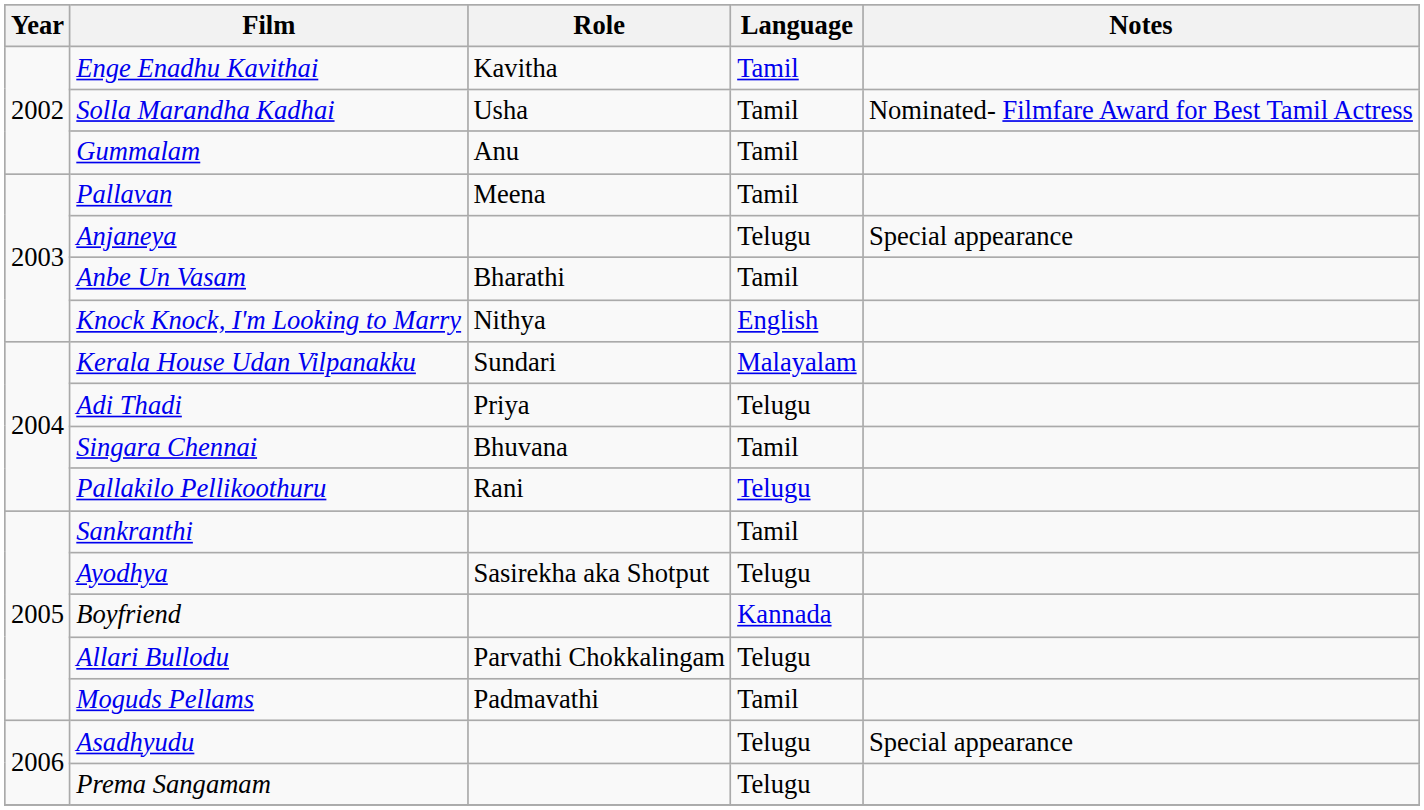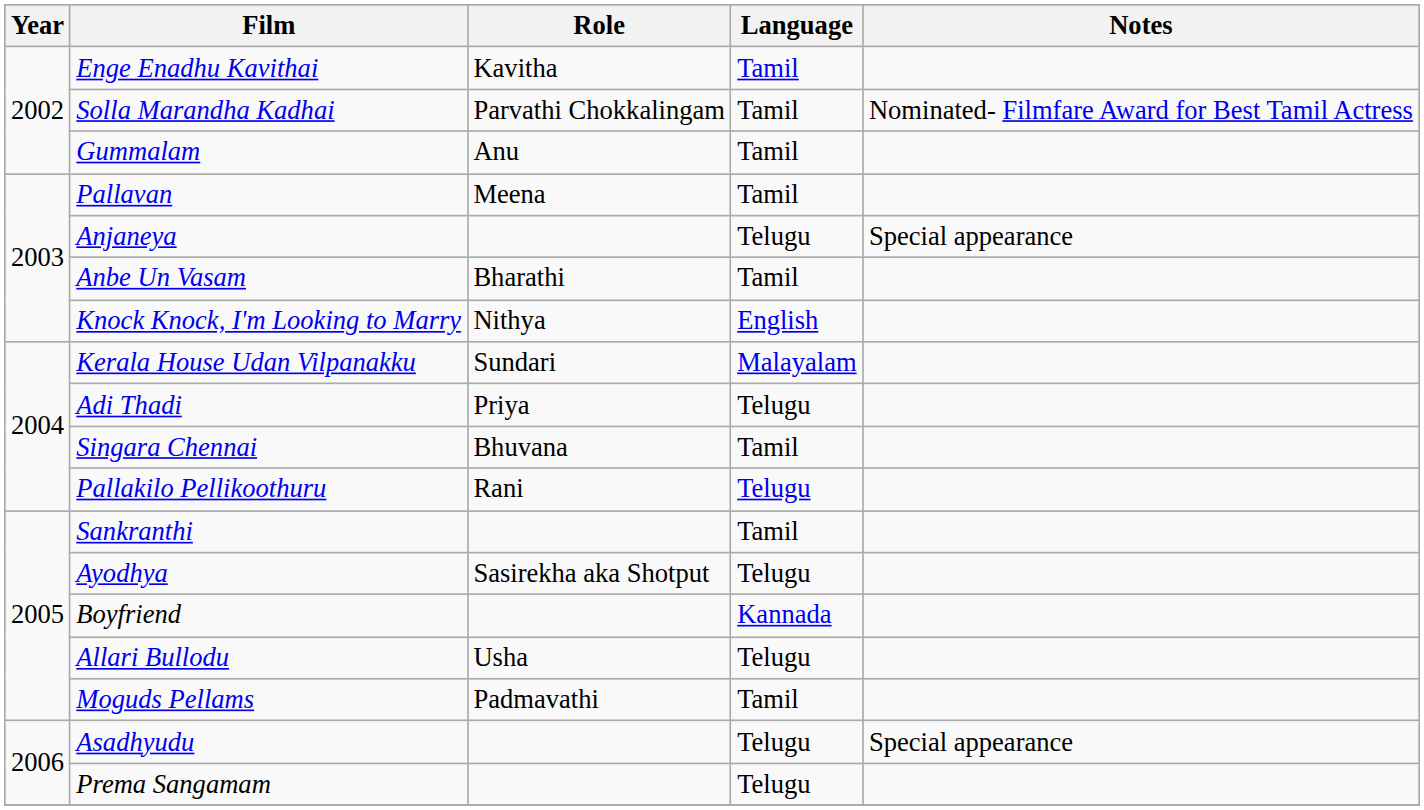(501, 109) Usha -> (599, 109) Parvathi Chokkalingam
(599, 657) Parvathi Chokkalingam -> (501, 657) Usha
